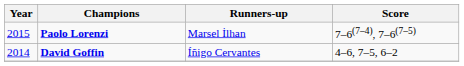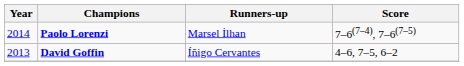(18, 33) 2015 -> (18, 33) 2014
(18, 52) 2014 -> (18, 52) 2013
